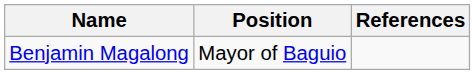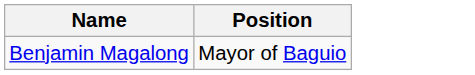- column: (410, 20)
